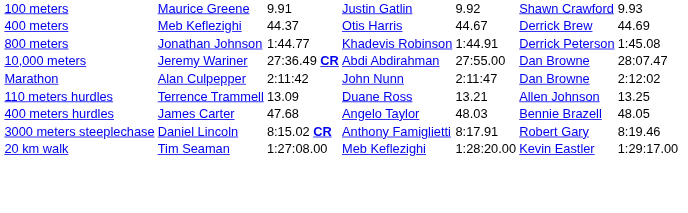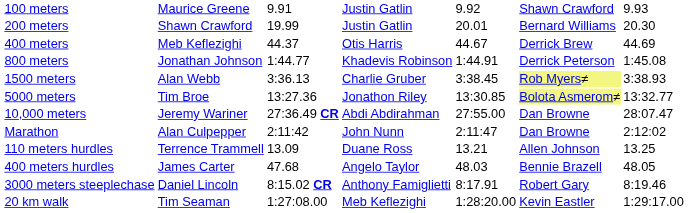+ row: (36, 26)
+ row: (40, 79)
+ row: (40, 96)
